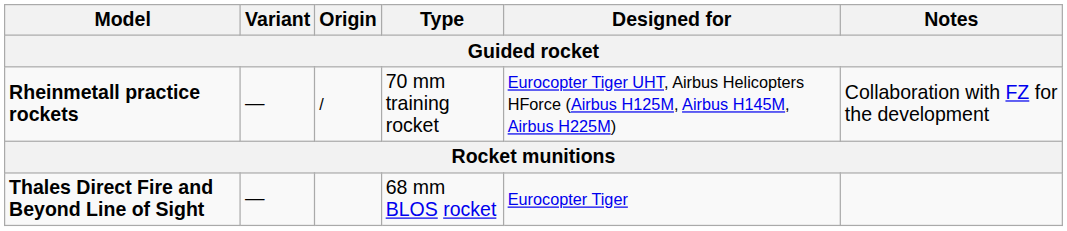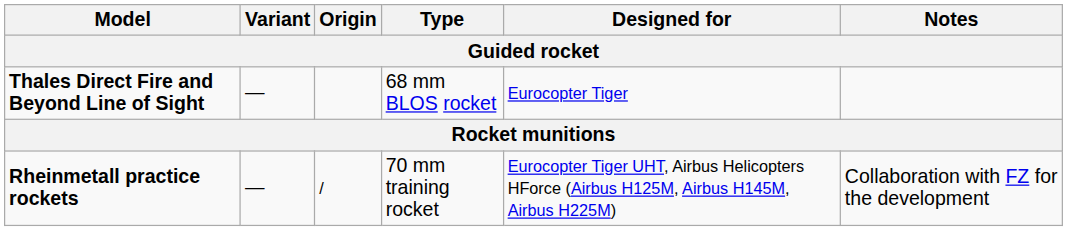rows swapped: (111, 198) <-> (105, 103)
